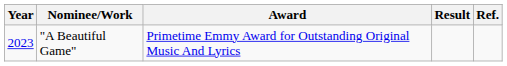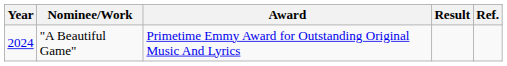(21, 43) 2023 -> (21, 43) 2024
